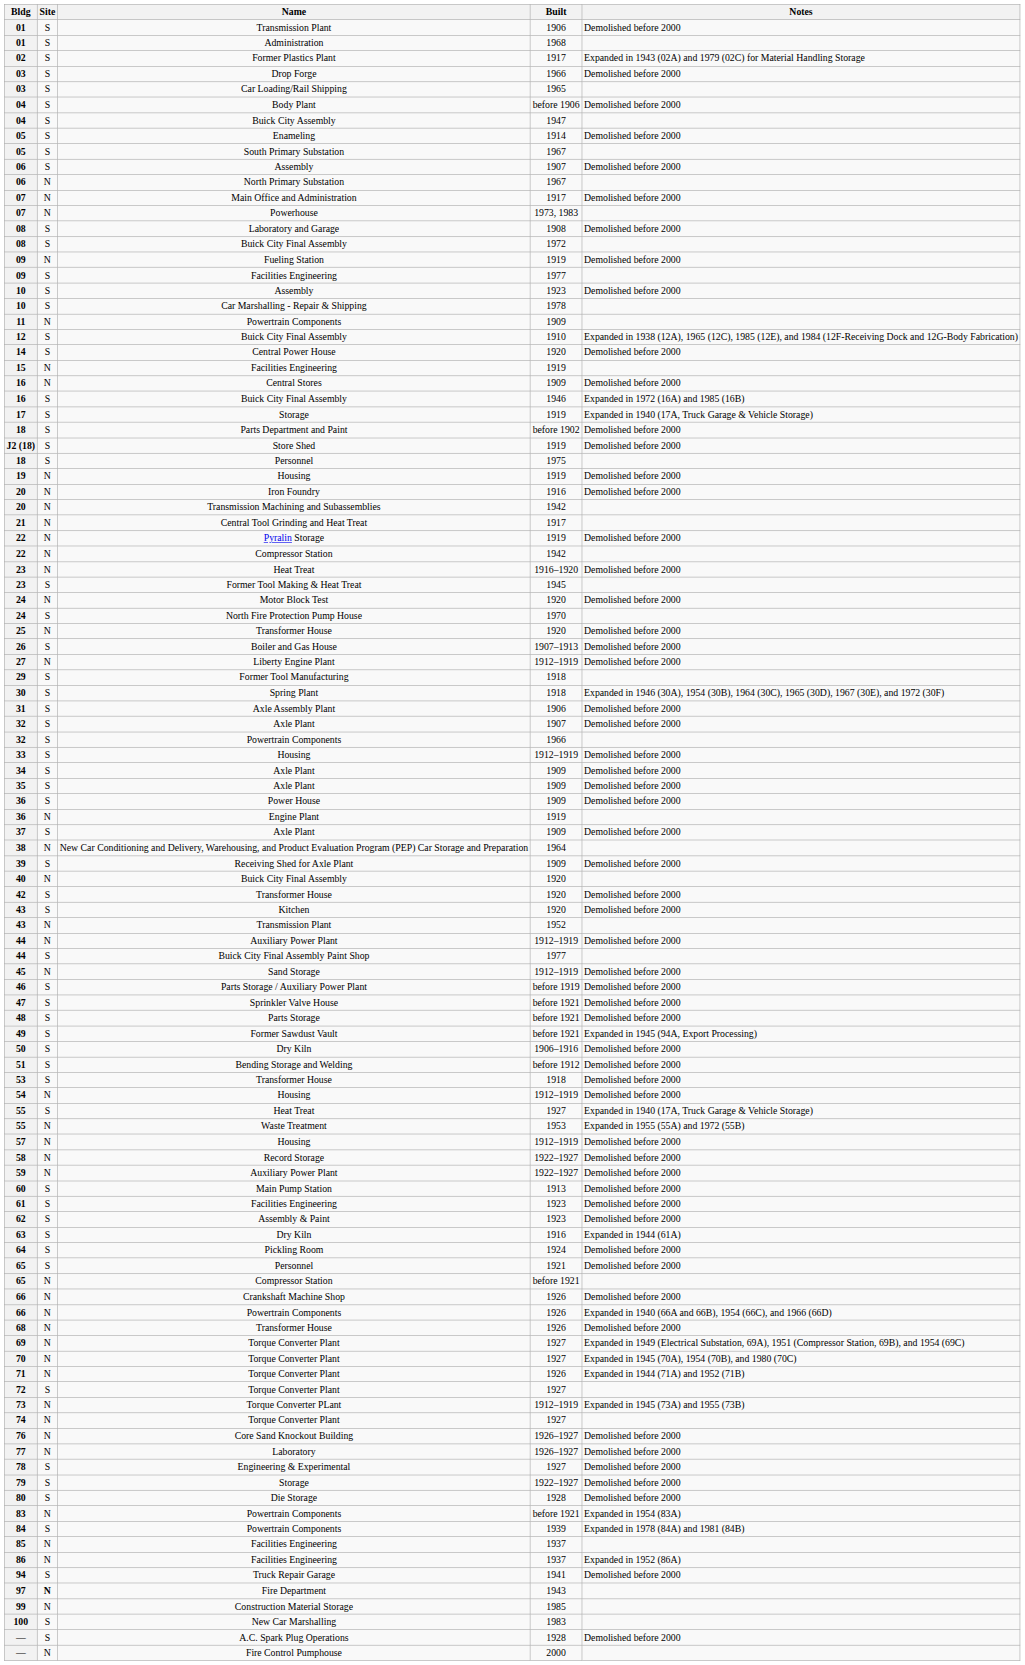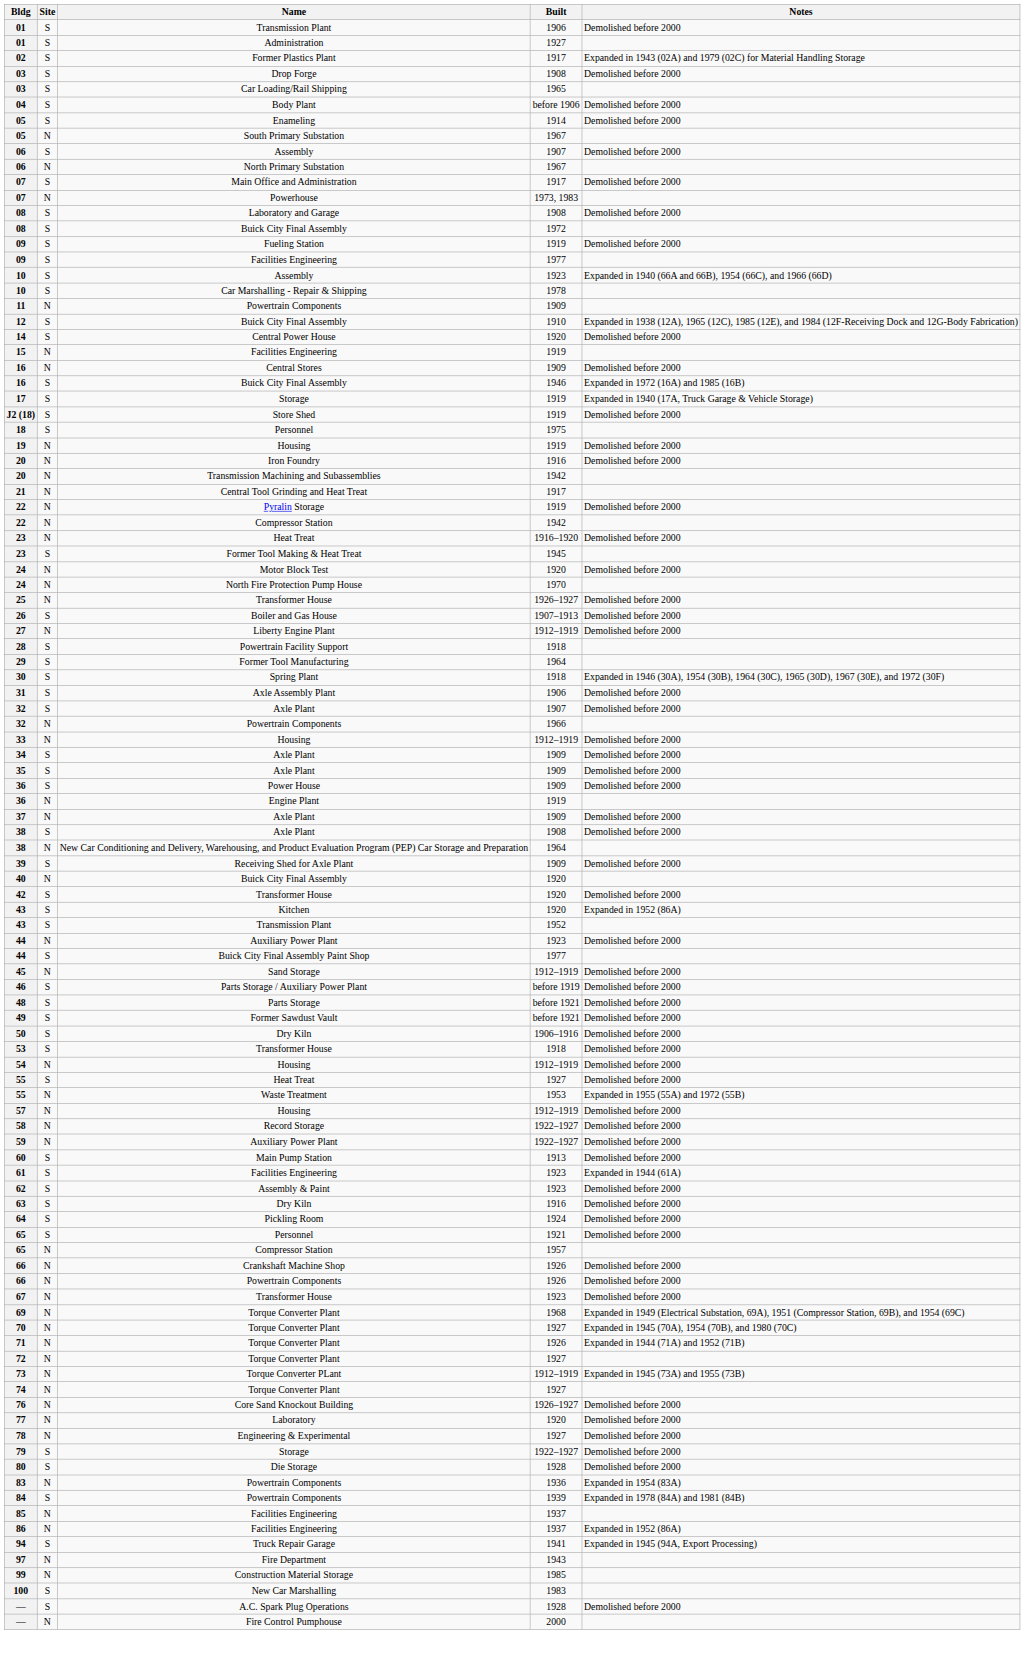(556, 43) 1968 -> (556, 43) 1927
(556, 74) 1966 -> (556, 74) 1908
- row: (21, 120)
(47, 151) S -> (47, 136) N
(47, 197) N -> (47, 182) S
(47, 259) N -> (47, 244) S
(632, 290) Demolished before 2000 -> (708, 275) Expanded in 1940 (66A and 66B), 1954 (66C), and 1966 (66D)
- row: (21, 430)
(47, 615) S -> (47, 584) N
(556, 631) 1920 -> (556, 600) 1926–1927
+ row: (21, 646)
(556, 677) 1918 -> (556, 662) 1964
(47, 739) S -> (47, 724) N
(47, 755) S -> (47, 739) N
(47, 832) S -> (47, 817) N
+ row: (21, 832)
(632, 910) Demolished before 2000 -> (632, 910) Expanded in 1952 (86A)
(47, 925) N -> (47, 925) S
(556, 940) 1912–1919 -> (556, 940) 1923
- row: (21, 1002)
(671, 1033) Expanded in 1945 (94A, Export Processing) -> (632, 1018) Demolished before 2000
- row: (21, 1064)
(698, 1111) Expanded in 1940 (17A, Truck Garage & Vehicle Storage) -> (632, 1080) Demolished before 2000
(632, 1204) Demolished before 2000 -> (632, 1173) Expanded in 1944 (61A)
(632, 1235) Expanded in 1944 (61A) -> (632, 1204) Demolished before 2000
(556, 1281) before 1921 -> (556, 1250) 1957
(708, 1312) Expanded in 1940 (66A and 66B), 1954 (66C), and 1966 (66D) -> (632, 1281) Demolished before 2000
+ row: (21, 1296)
- row: (21, 1327)
(556, 1343) 1927 -> (556, 1312) 1968
(47, 1389) S -> (47, 1358) N
(556, 1451) 1926–1927 -> (556, 1420) 1920
(47, 1467) S -> (47, 1436) N
(556, 1513) before 1921 -> (556, 1482) 1936
(632, 1575) Demolished before 2000 -> (671, 1544) Expanded in 1945 (94A, Export Processing)
(47, 1591) bold -> (47, 1560) normal
